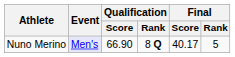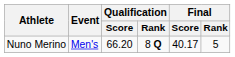(85, 45) lavender background -> (85, 45) no background
(119, 45) 66.90 -> (119, 45) 66.20
